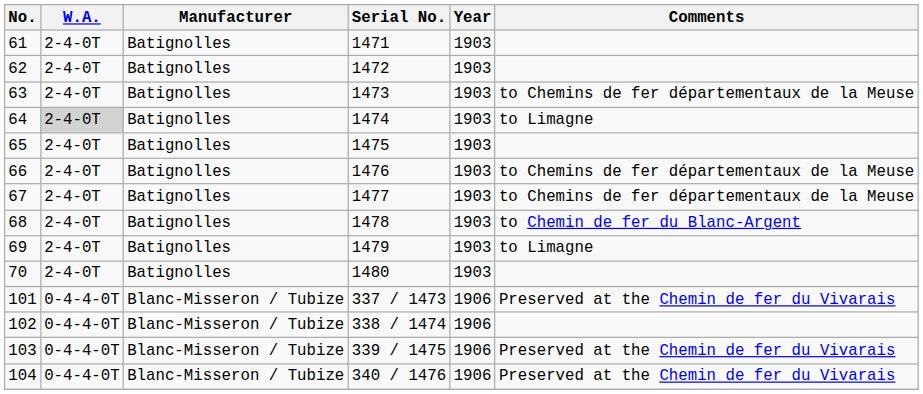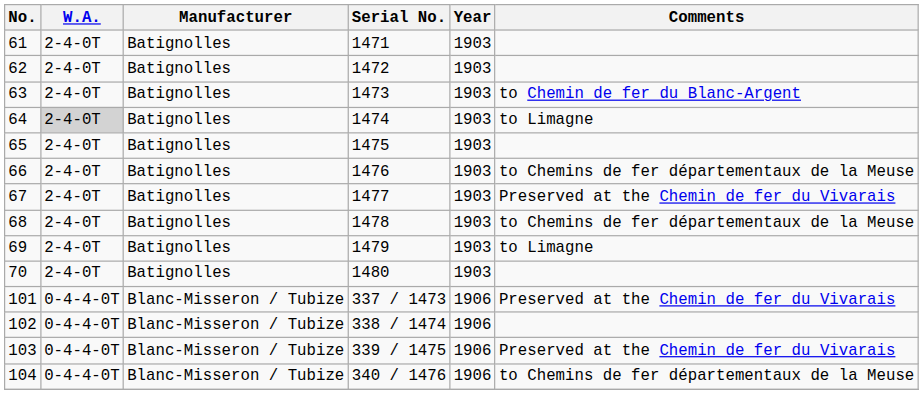(707, 94) to Chemins de fer départementaux de la Meuse -> (650, 94) to Chemin de fer du Blanc-Argent
(707, 197) to Chemins de fer départementaux de la Meuse -> (697, 197) Preserved at the Chemin de fer du Vivarais
(650, 223) to Chemin de fer du Blanc-Argent -> (707, 223) to Chemins de fer départementaux de la Meuse
(697, 376) Preserved at the Chemin de fer du Vivarais -> (707, 376) to Chemins de fer départementaux de la Meuse
